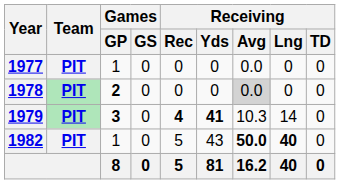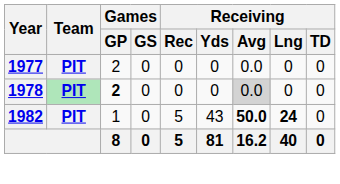(116, 66) 1 -> (116, 66) 2
- row: (26, 116)
(288, 141) 40 -> (288, 116) 24
